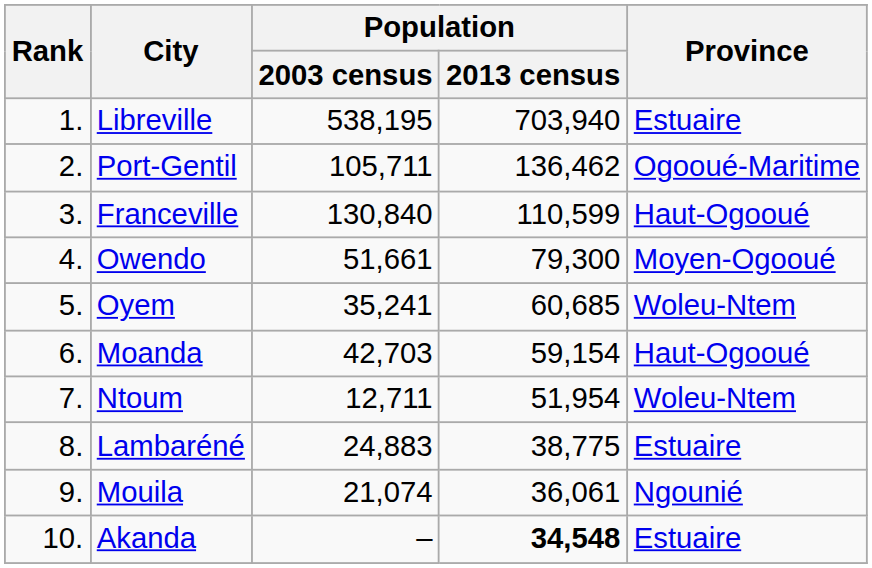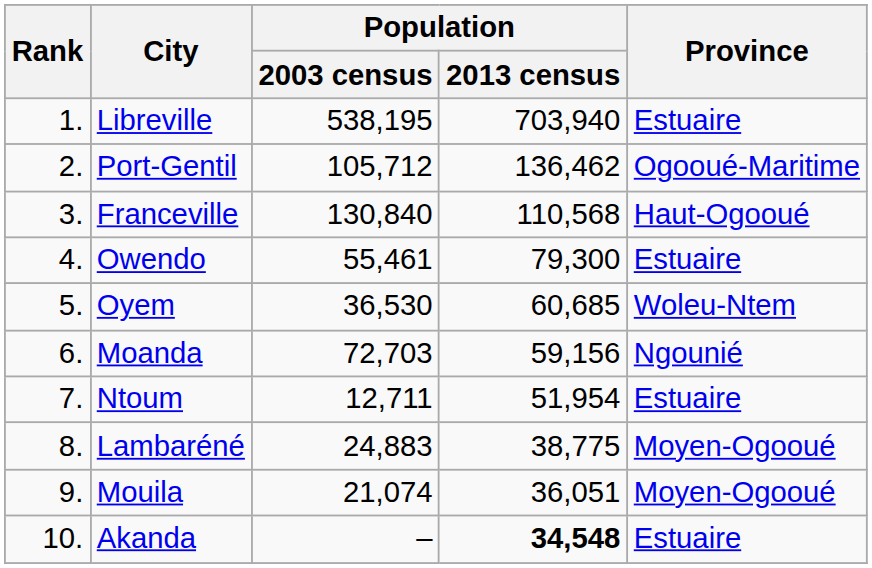(381, 167) 105,711 -> (380, 167) 105,712
(568, 213) 110,599 -> (568, 213) 110,568
(388, 259) 51,661 -> (388, 259) 55,461
(735, 259) Moyen-Ogooué -> (687, 259) Estuaire
(388, 306) 35,241 -> (388, 306) 36,530
(388, 352) 42,703 -> (388, 352) 72,703
(576, 352) 59,154 -> (576, 352) 59,156
(722, 352) Haut-Ogooué -> (688, 352) Ngounié
(715, 399) Woleu-Ntem -> (687, 399) Estuaire
(687, 445) Estuaire -> (735, 445) Moyen-Ogooué
(576, 492) 36,061 -> (576, 492) 36,051
(688, 492) Ngounié -> (735, 492) Moyen-Ogooué
